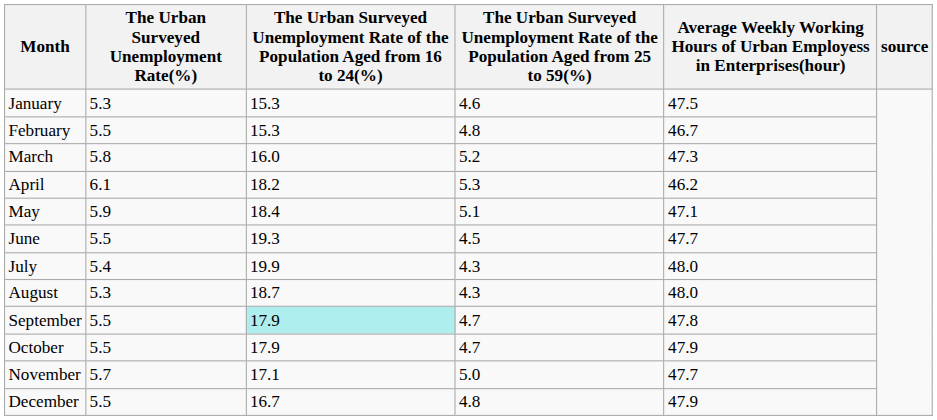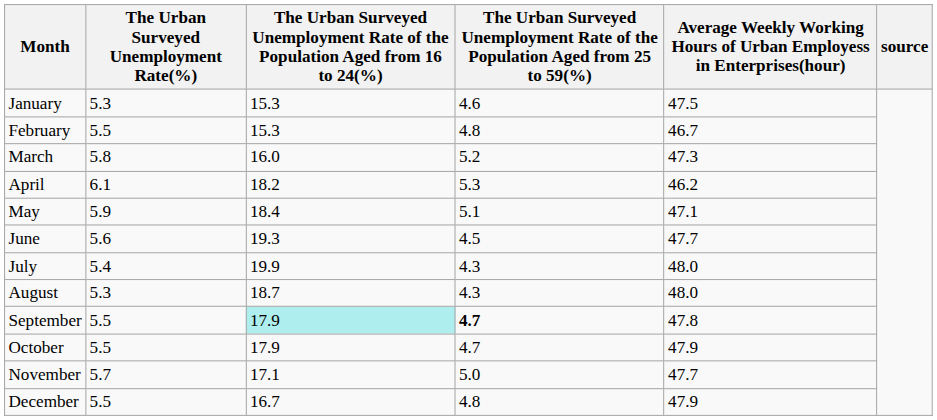(100, 238) 5.5 -> (100, 238) 5.6
(470, 320) normal -> (470, 320) bold
